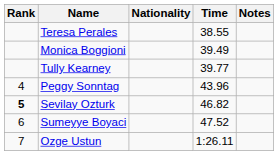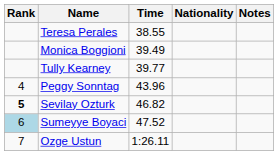columns swapped: (161, 13) <-> (215, 13)
(21, 123) no background -> (21, 123) lightblue background
